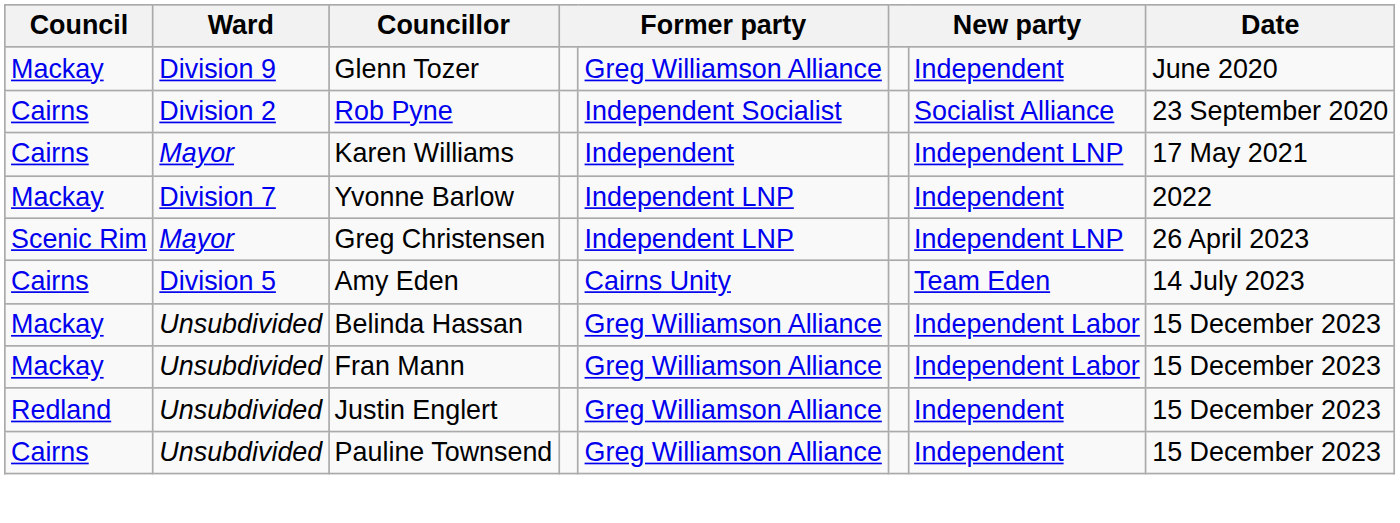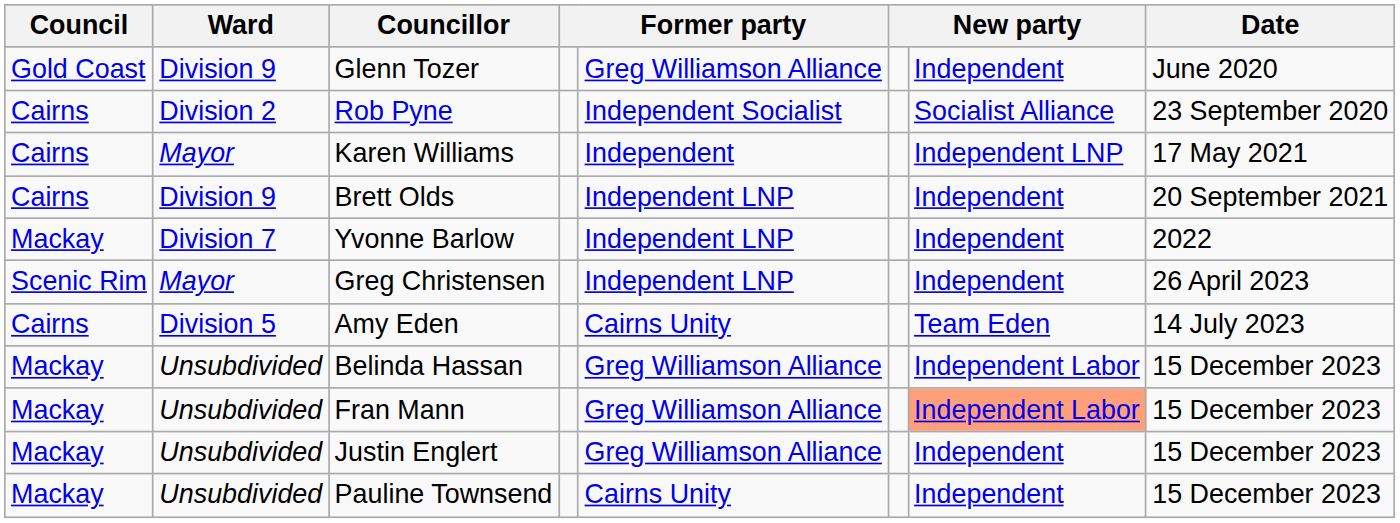(57, 68) Mackay -> (78, 68) Gold Coast
+ row: (394, 196)
(1019, 238) Independent LNP -> (989, 281) Independent
(1027, 366) no background -> (1027, 409) lightsalmon background
(61, 409) Redland -> (57, 452) Mackay
(50, 452) Cairns -> (57, 494) Mackay
(733, 452) Greg Williamson Alliance -> (658, 494) Cairns Unity
